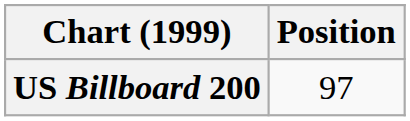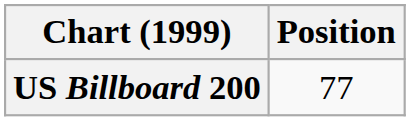(336, 86) 97 -> (336, 86) 77
